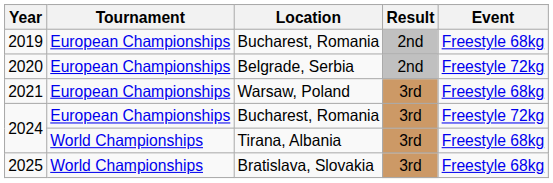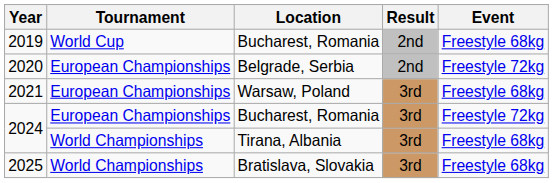(140, 42) European Championships -> (87, 42) World Cup
